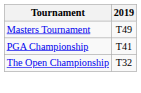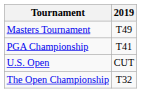+ row: (28, 63)
